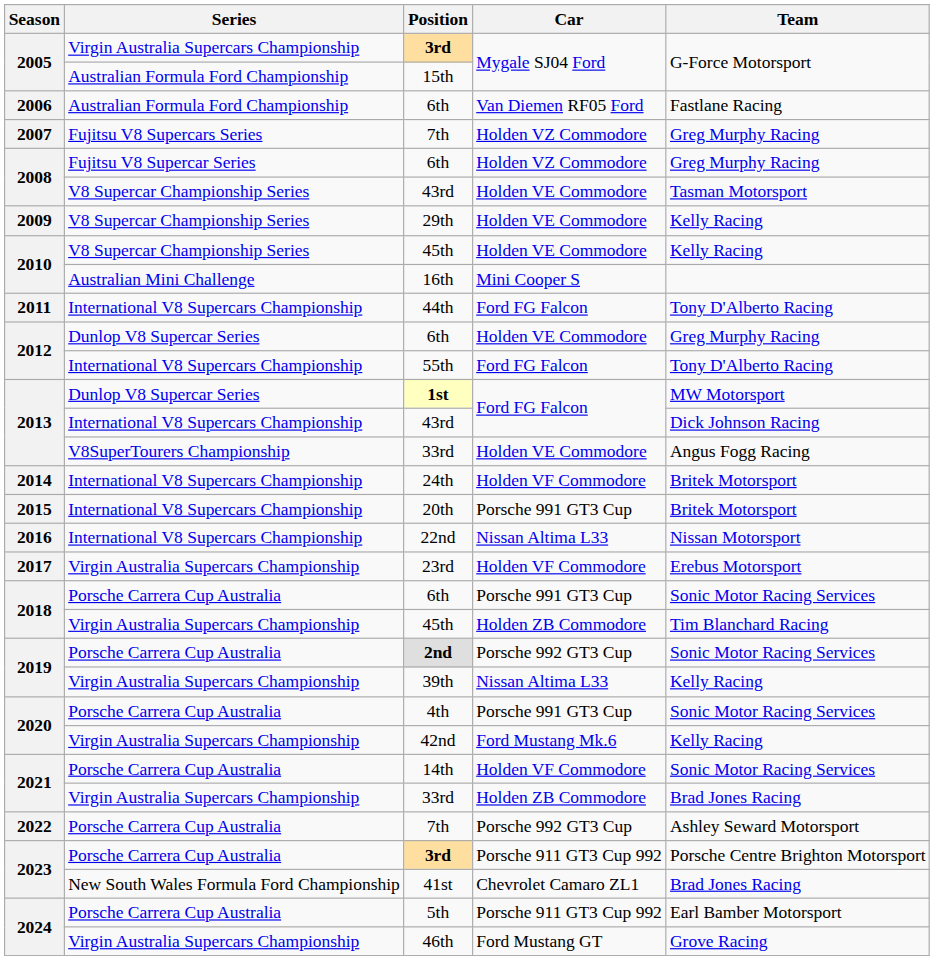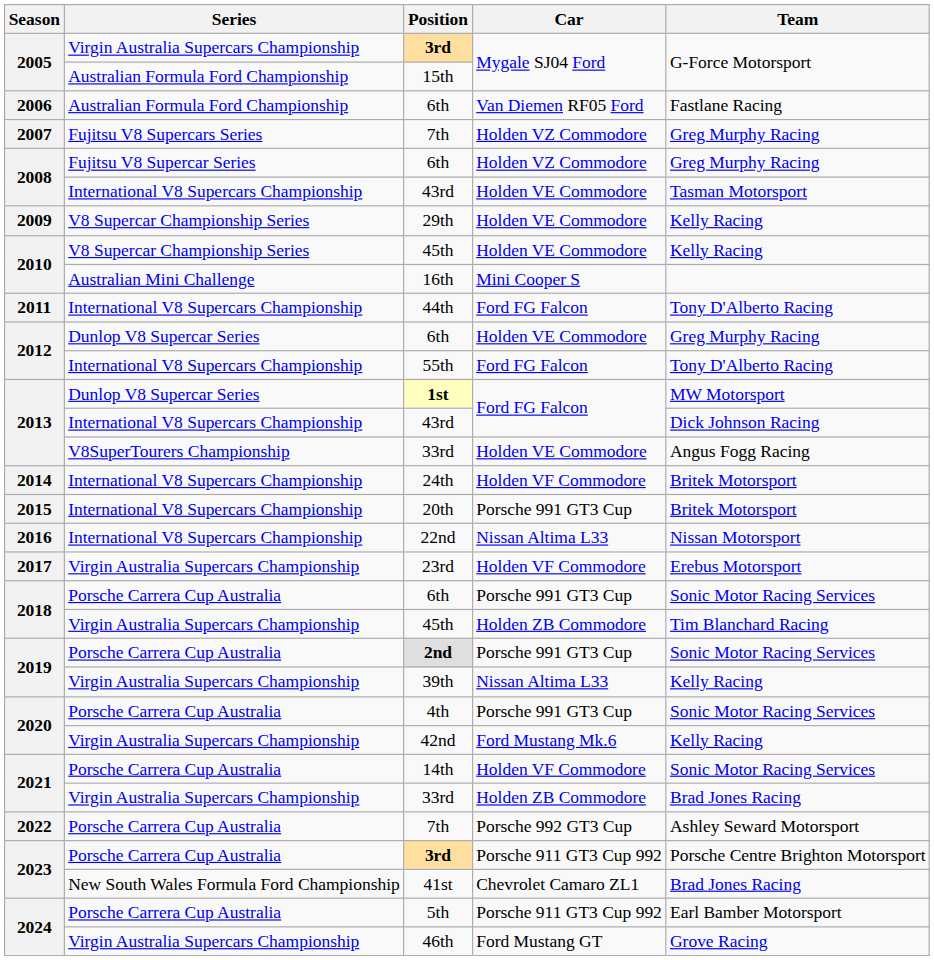(189, 192) V8 Supercar Championship Series -> (215, 192) International V8 Supercars Championship
(554, 653) Porsche 992 GT3 Cup -> (554, 653) Porsche 991 GT3 Cup
